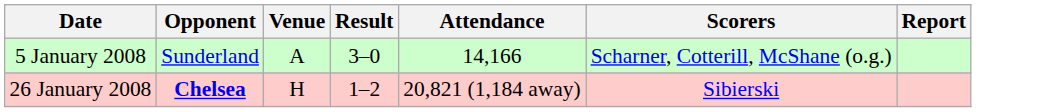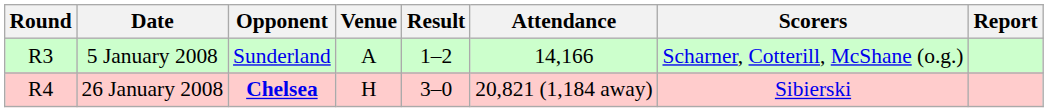+ column: (41, 21)
(364, 55) 3–0 -> (436, 55) 1–2
(364, 89) 1–2 -> (436, 89) 3–0
